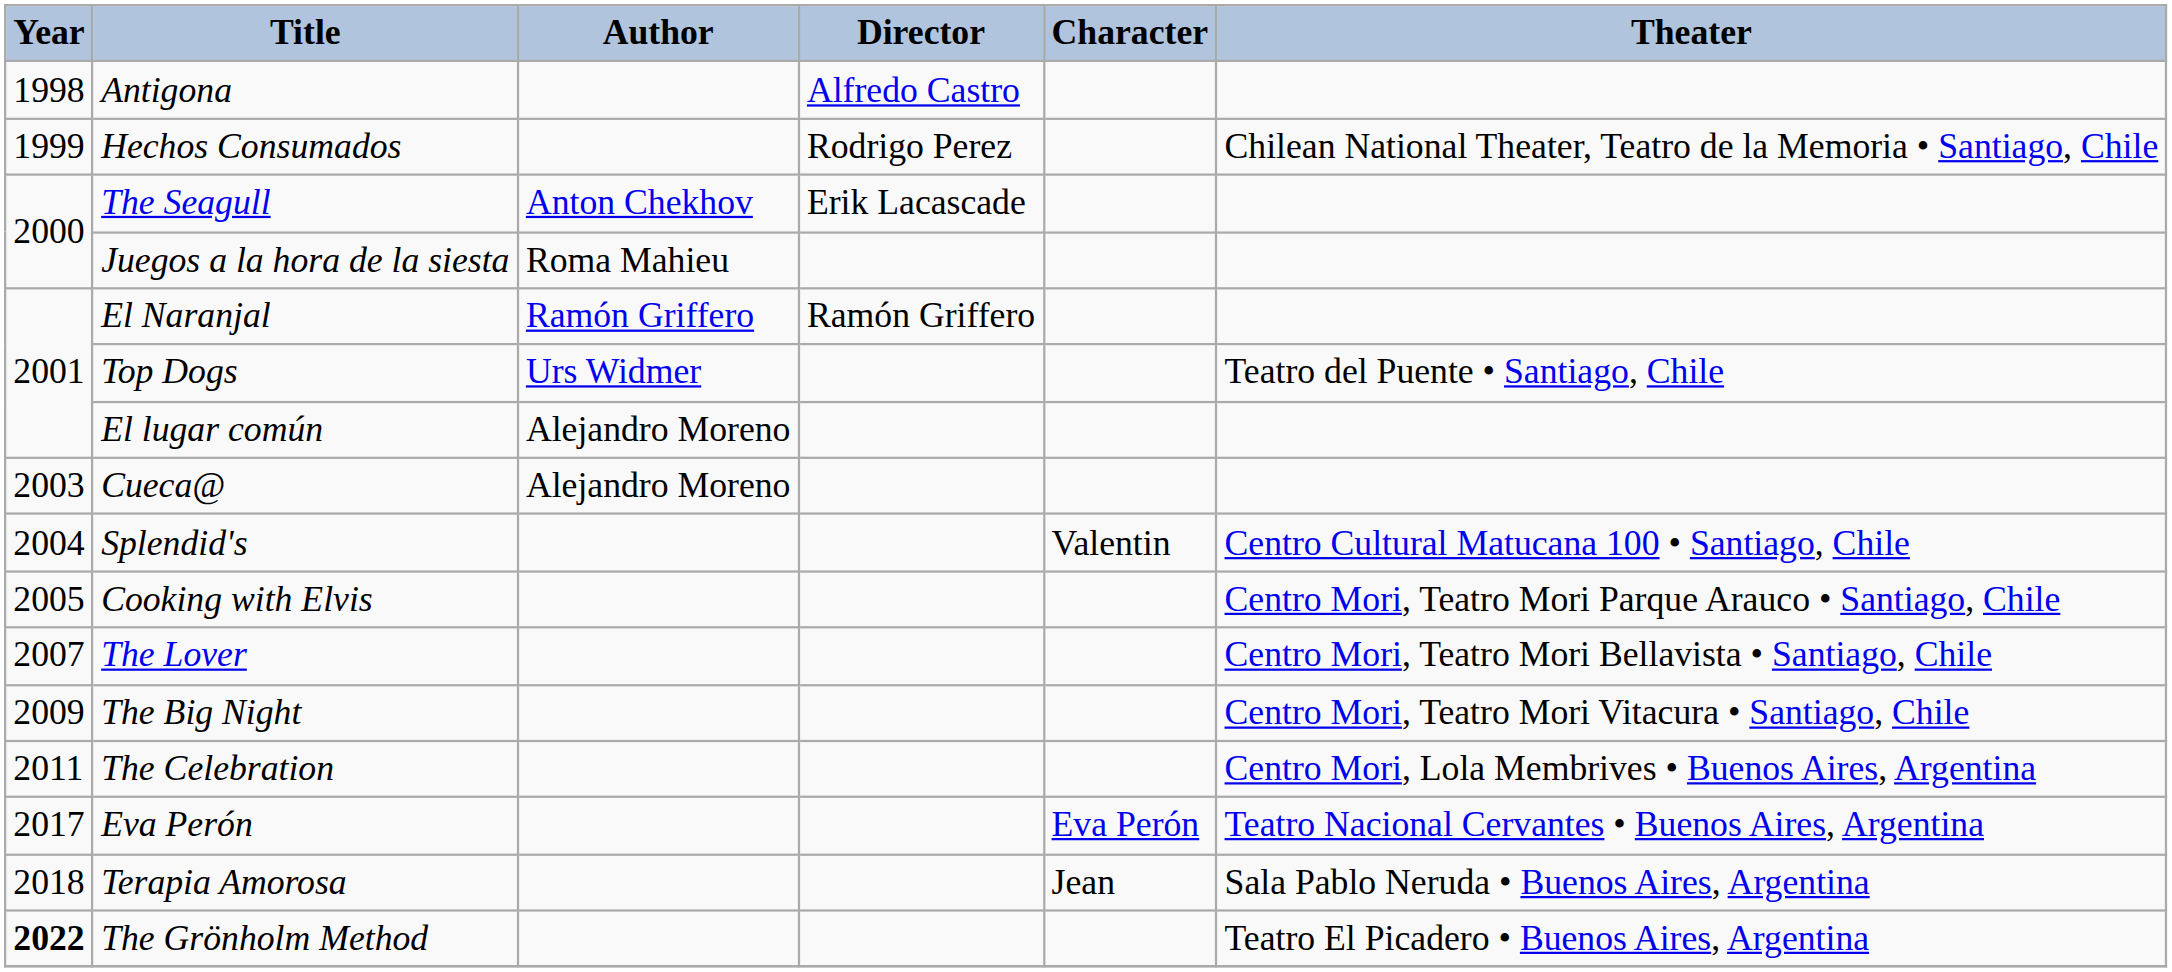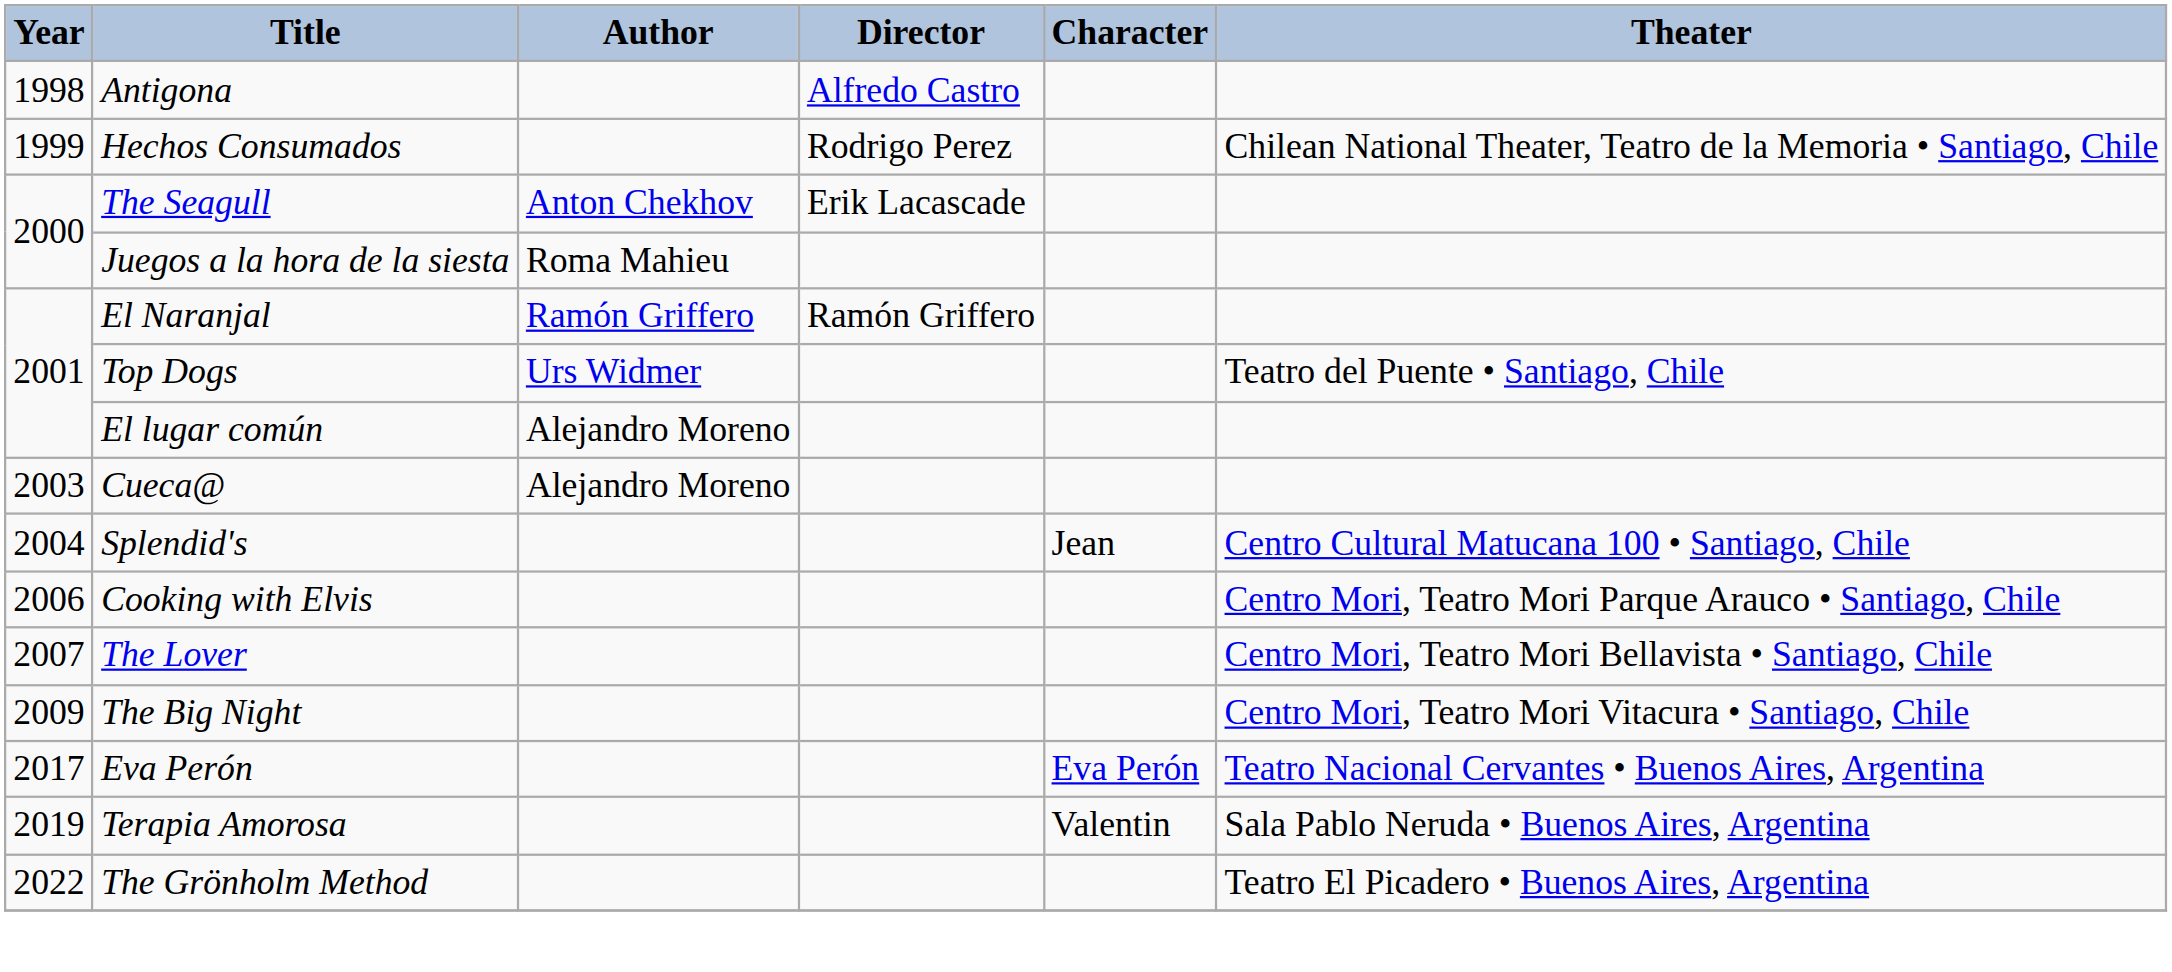(1111, 542) Valentin -> (1083, 542) Jean
(49, 598) 2005 -> (49, 598) 2006
- row: (218, 768)
(49, 881) 2018 -> (49, 825) 2019
(1083, 881) Jean -> (1111, 825) Valentin
(49, 938) bold -> (49, 881) normal
